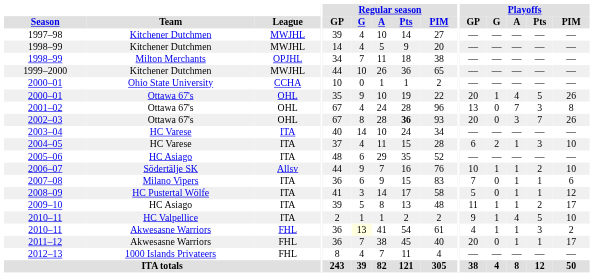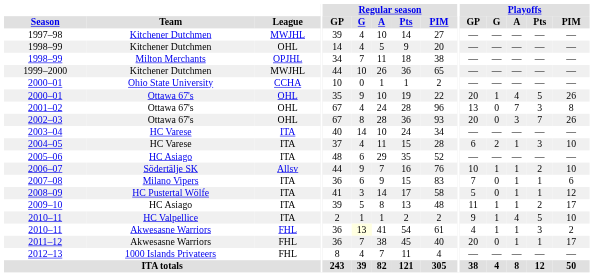(288, 46) MWJHL -> (288, 46) OHL
(406, 120) bold -> (406, 120) normal
